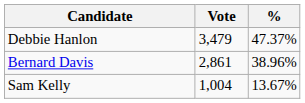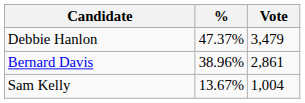columns swapped: (222, 16) <-> (274, 16)
